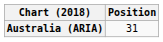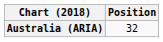(132, 29) 31 -> (132, 29) 32
